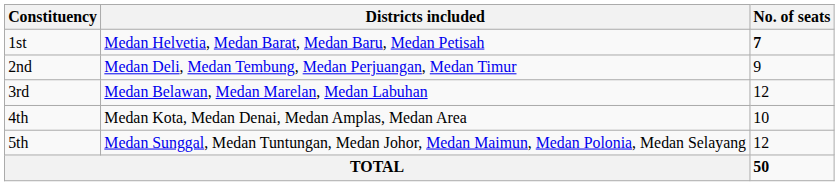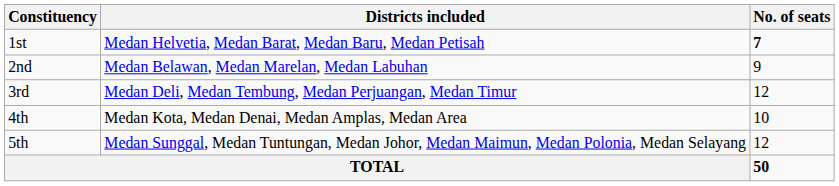(310, 67) Medan Deli, Medan Tembung, Medan Perjuangan, Medan Timur -> (266, 67) Medan Belawan, Medan Marelan, Medan Labuhan
(266, 92) Medan Belawan, Medan Marelan, Medan Labuhan -> (310, 92) Medan Deli, Medan Tembung, Medan Perjuangan, Medan Timur
